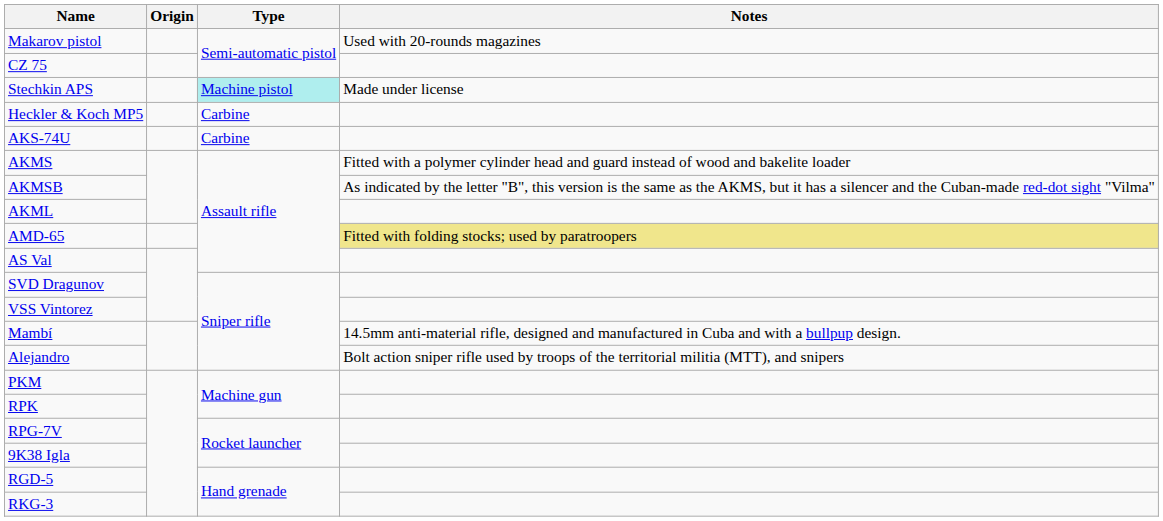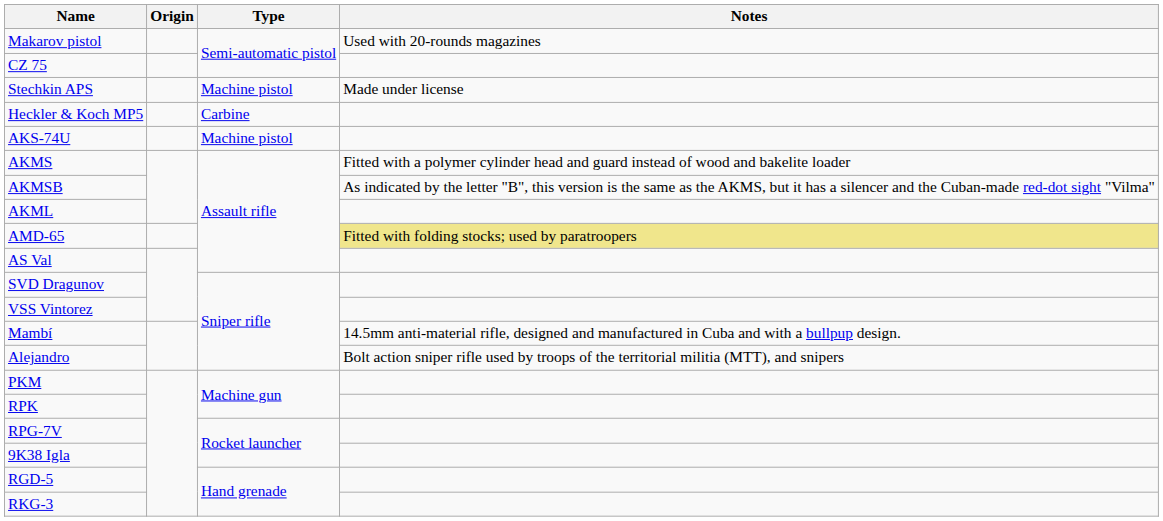(247, 89) paleturquoise background -> (247, 89) no background
(225, 138) Carbine -> (247, 138) Machine pistol
